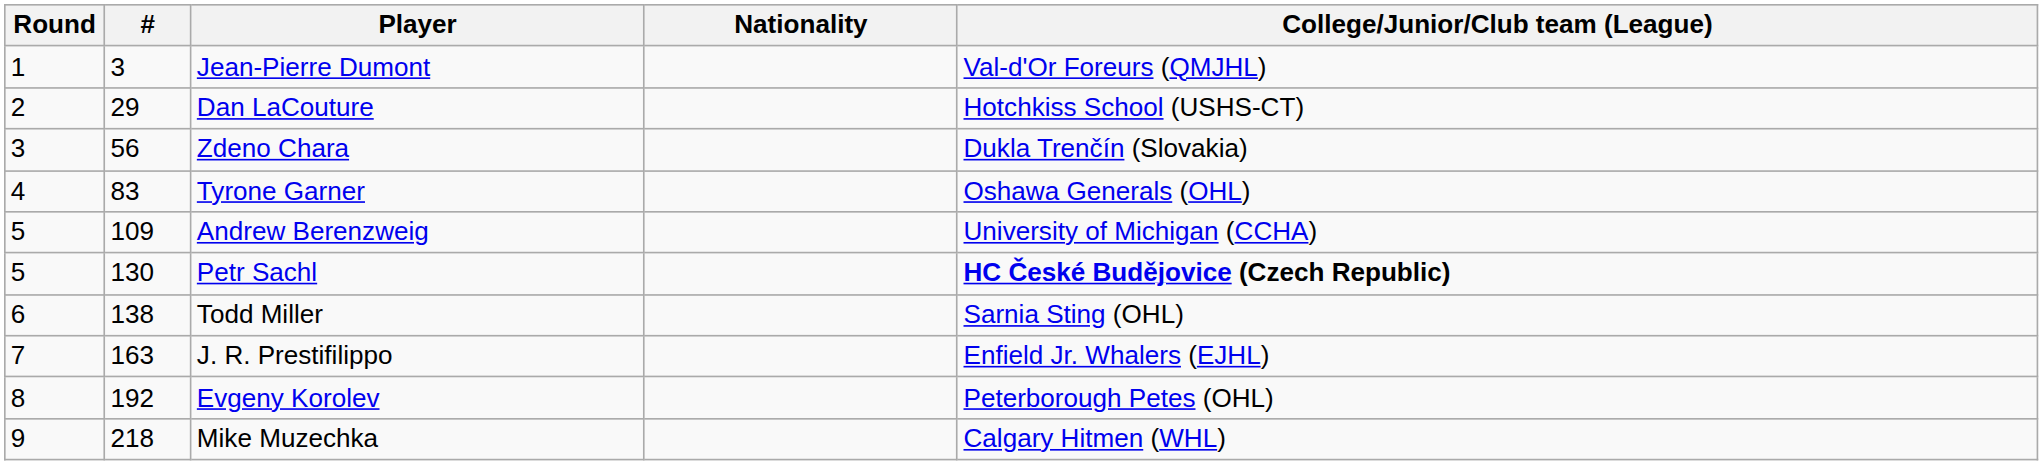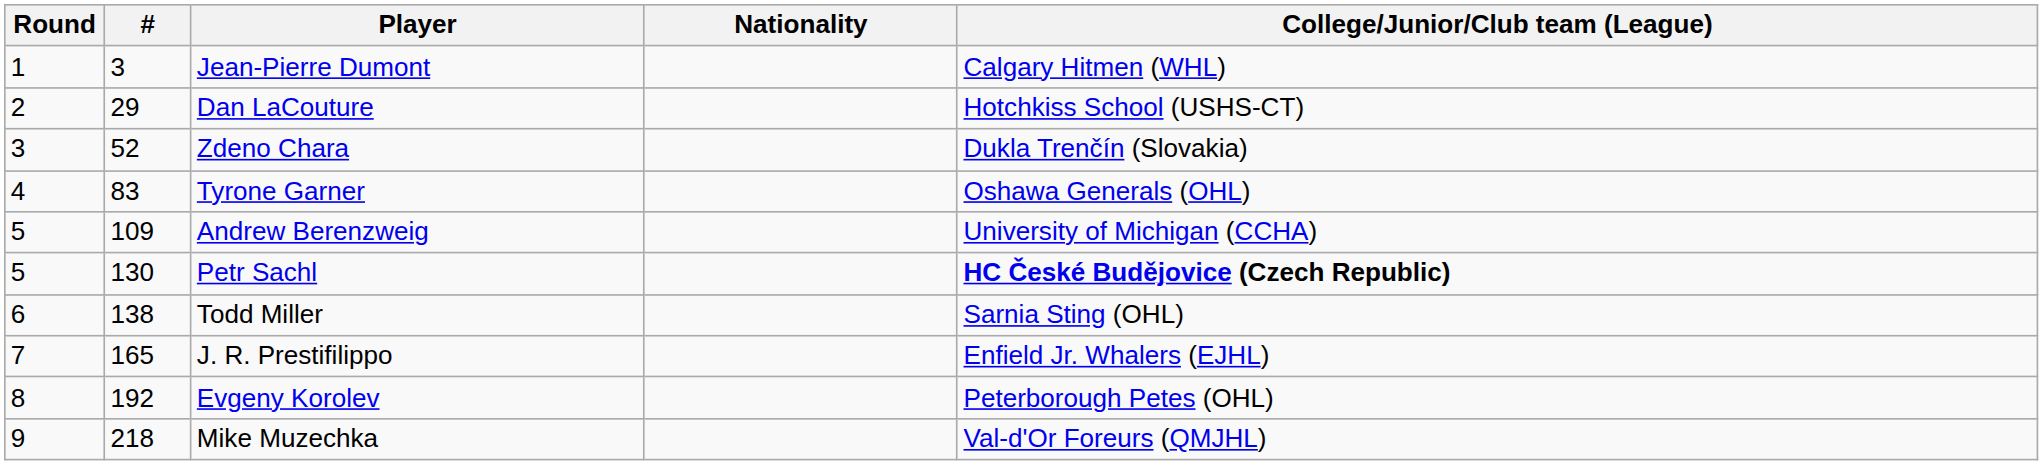(1115, 66) Val-d'Or Foreurs (QMJHL) -> (1095, 66) Calgary Hitmen (WHL)
(125, 149) 56 -> (125, 149) 52
(132, 356) 163 -> (132, 356) 165
(1095, 438) Calgary Hitmen (WHL) -> (1115, 438) Val-d'Or Foreurs (QMJHL)
